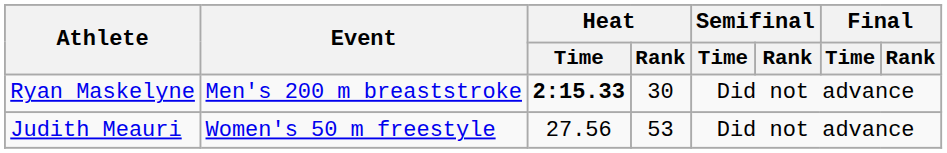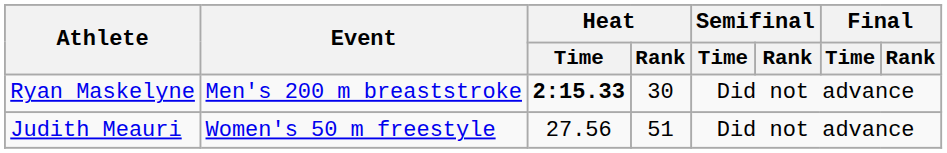(660, 130) 53 -> (660, 130) 51
